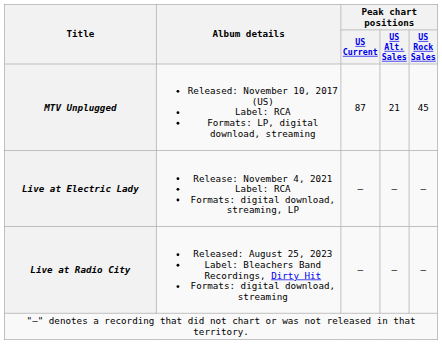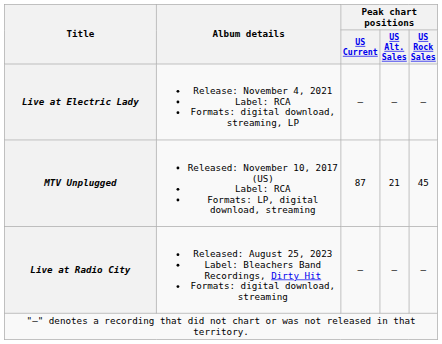rows swapped: (80, 107) <-> (80, 189)
